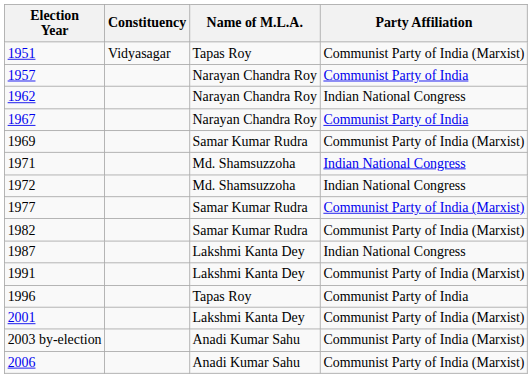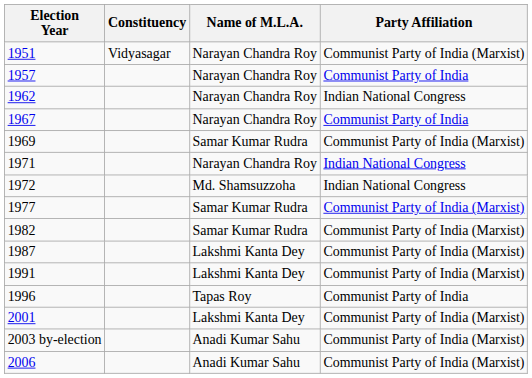(222, 53) Tapas Roy -> (255, 53) Narayan Chandra Roy
(244, 163) Md. Shamsuzzoha -> (255, 163) Narayan Chandra Roy
(395, 251) Indian National Congress -> (424, 251) Communist Party of India (Marxist)
